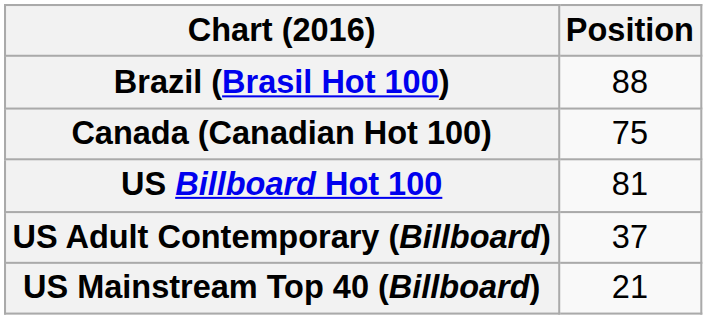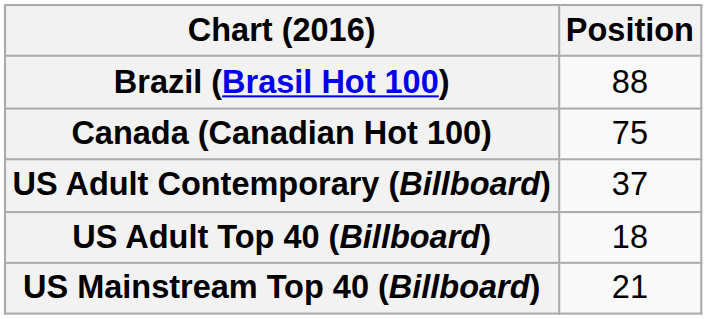- row: (282, 184)
+ row: (282, 236)
